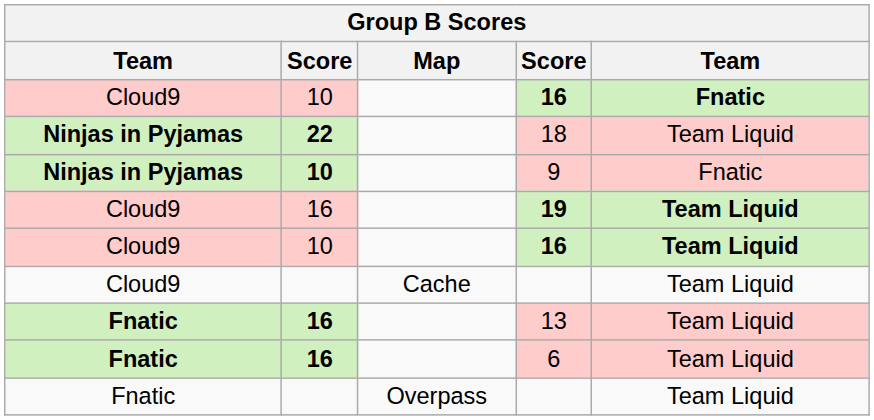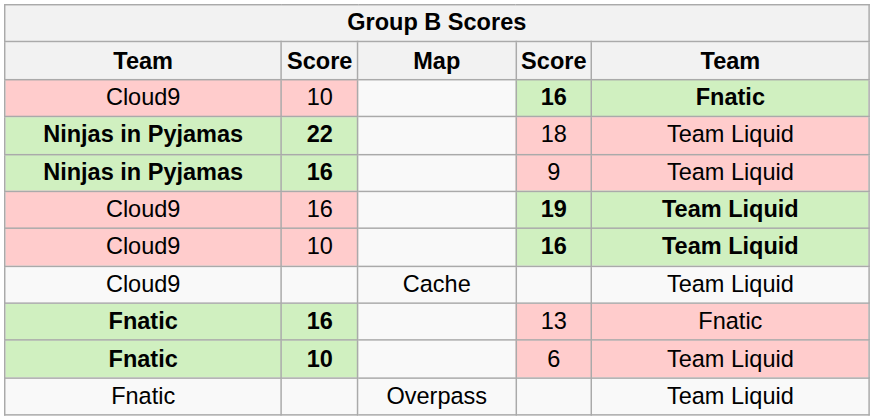(320, 172) 10 -> (320, 172) 16
(730, 172) Fnatic -> (730, 172) Team Liquid
(730, 321) Team Liquid -> (730, 321) Fnatic
(320, 358) 16 -> (320, 358) 10
